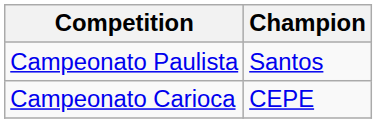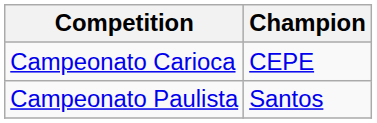rows swapped: (123, 99) <-> (124, 61)
